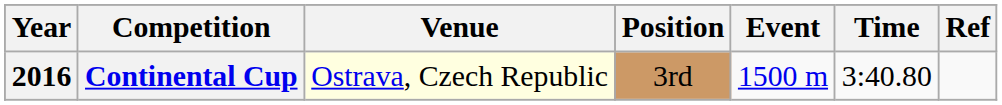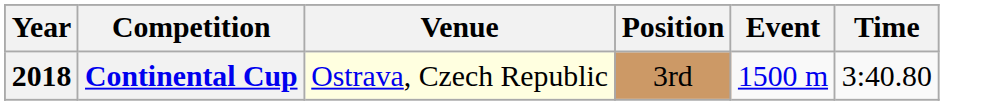- column: (968, 28)
(42, 75) 2016 -> (42, 75) 2018
